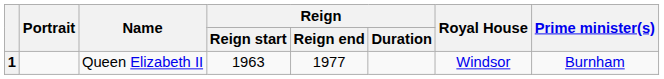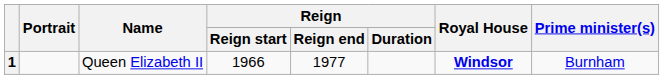(248, 62) 1963 -> (248, 62) 1966
(483, 62) normal -> (483, 62) bold
